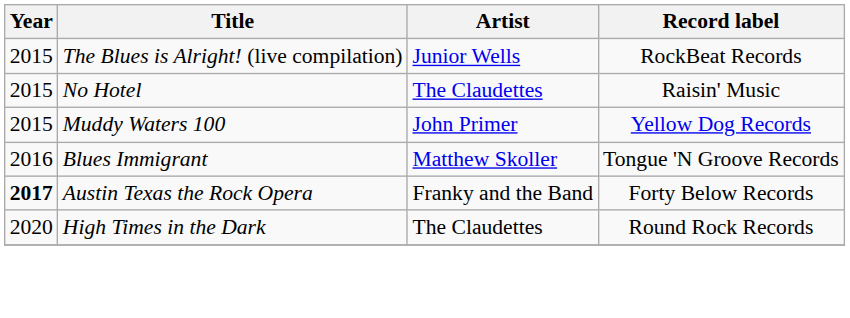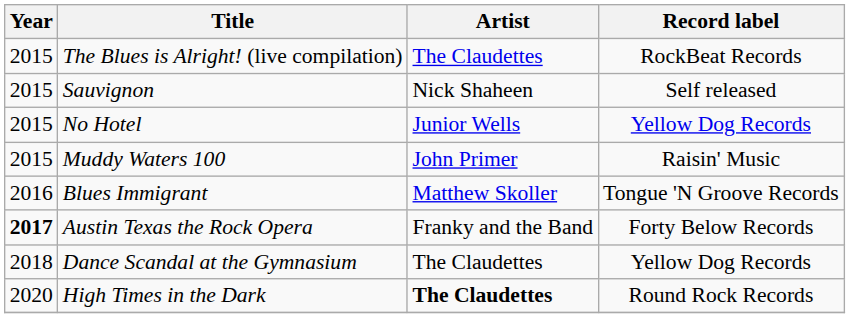(466, 55) Junior Wells -> (478, 55) The Claudettes
+ row: (108, 90)
(478, 90) The Claudettes -> (466, 124) Junior Wells
(721, 90) Raisin' Music -> (721, 124) Yellow Dog Records
(721, 124) Yellow Dog Records -> (721, 158) Raisin' Music
+ row: (210, 261)
(478, 227) normal -> (482, 295) bold
